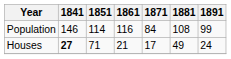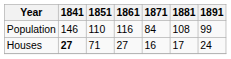(97, 29) 114 -> (97, 29) 110
(122, 45) 21 -> (122, 45) 27
(150, 45) 17 -> (150, 45) 16
(178, 45) 49 -> (178, 45) 17
